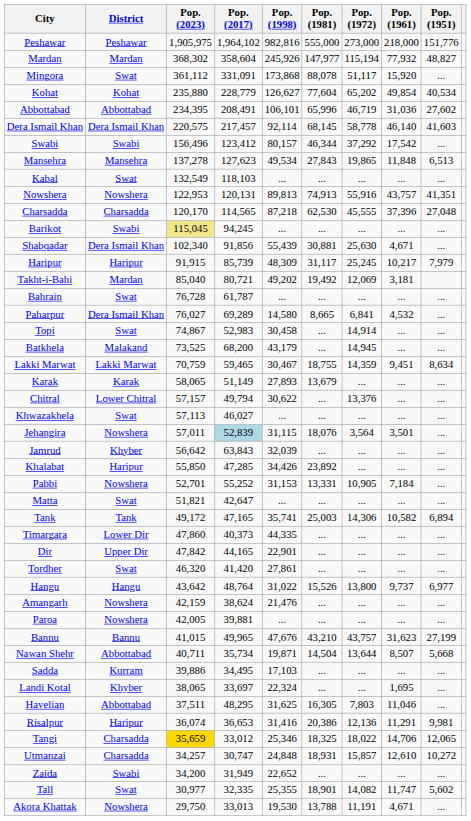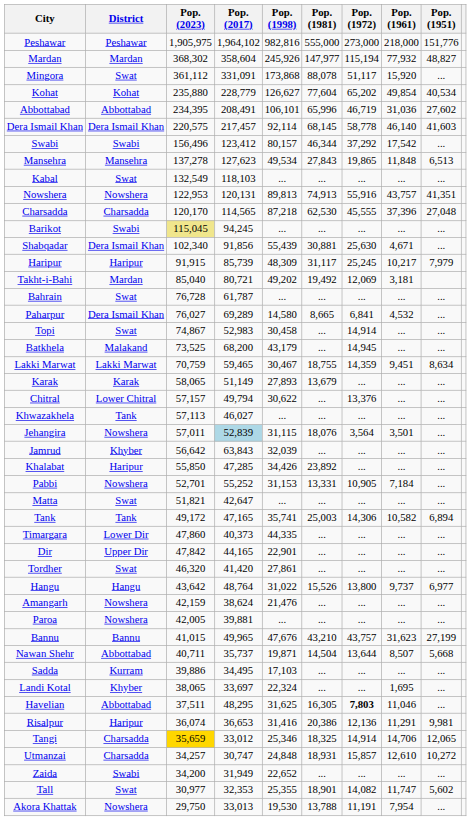(126, 416) Swat -> (126, 416) Tank
(238, 654) 35,734 -> (238, 654) 35,737
(362, 705) normal -> (362, 705) bold
(362, 739) 18,022 -> (362, 739) 14,914
(238, 790) 32,335 -> (238, 790) 32,353
(401, 807) 4,671 -> (401, 807) 7,954
